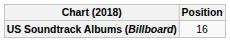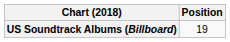(202, 29) 16 -> (202, 29) 19
